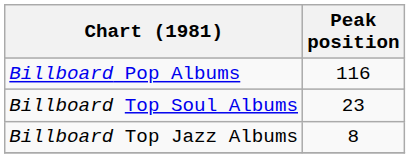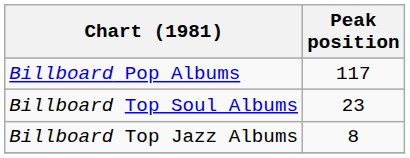(353, 74) 116 -> (353, 74) 117
